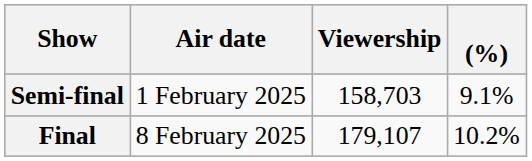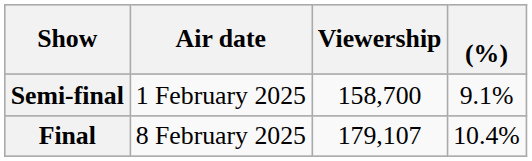(380, 94) 158,703 -> (380, 94) 158,700
(487, 135) 10.2% -> (487, 135) 10.4%
